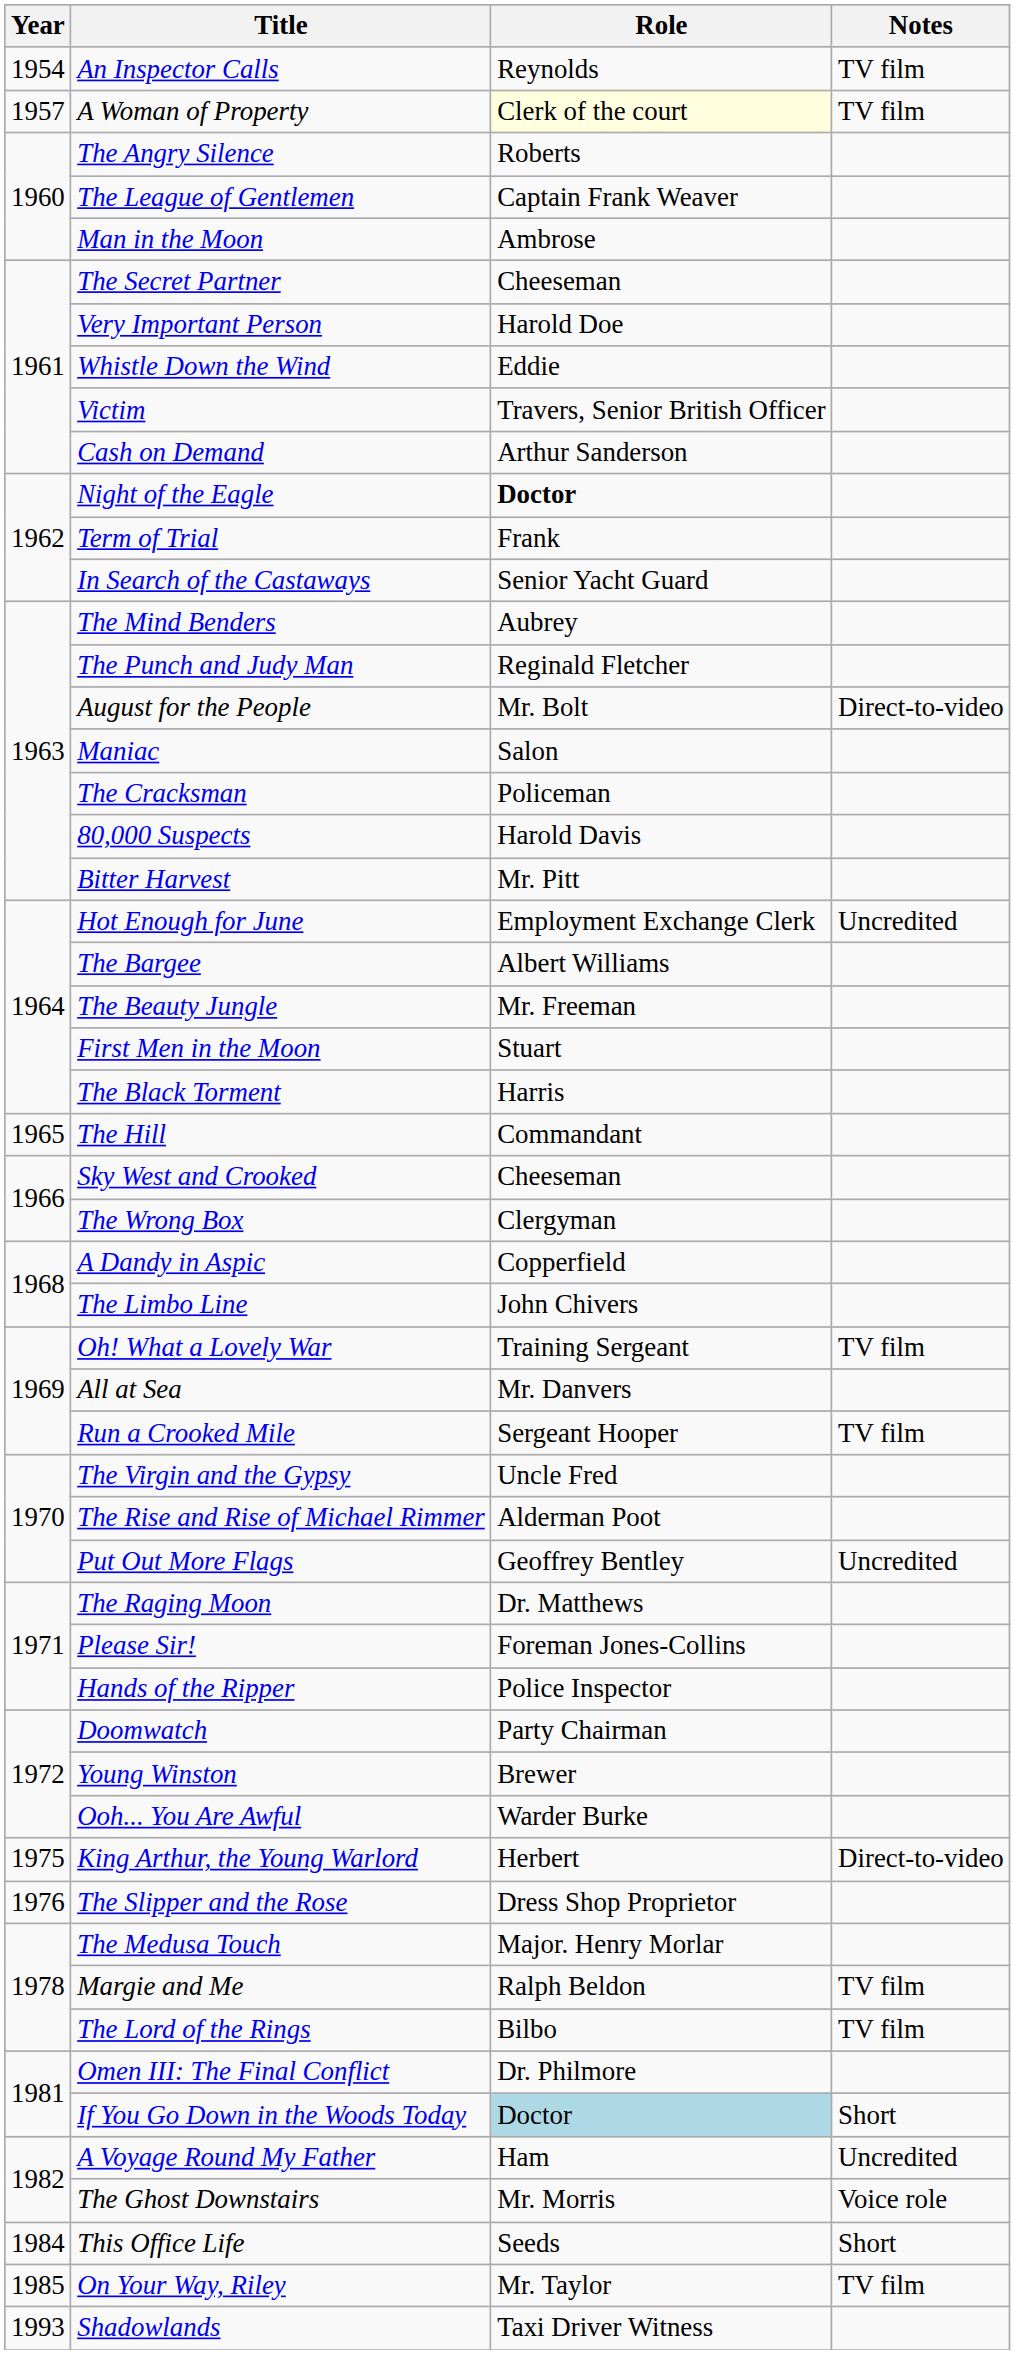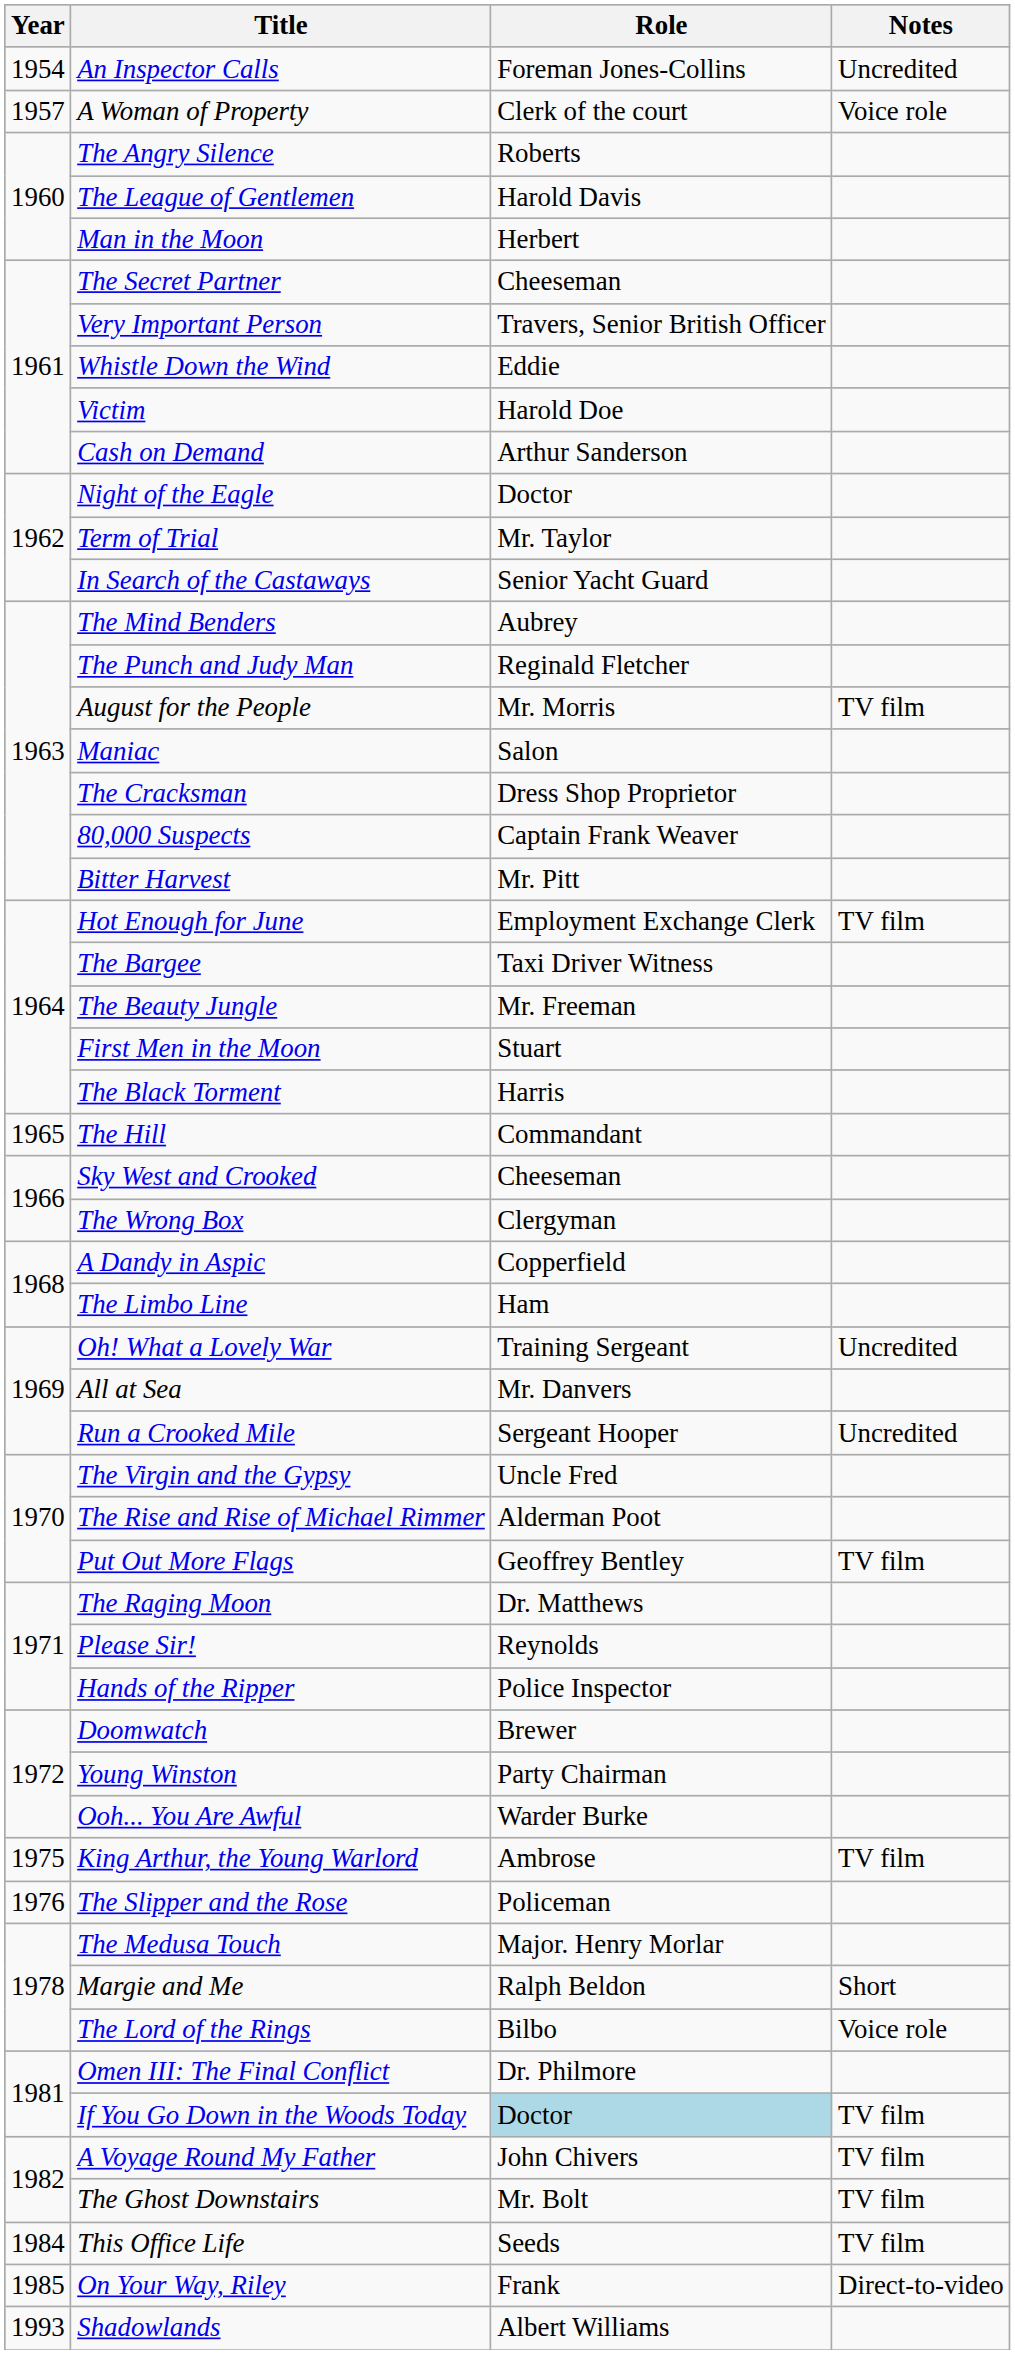(548, 68) Reynolds -> (622, 68) Foreman Jones-Collins
(881, 68) TV film -> (898, 68) Uncredited
(592, 111) lightyellow background -> (592, 111) no background
(881, 111) TV film -> (893, 111) Voice role
(618, 196) Captain Frank Weaver -> (569, 196) Harold Davis
(546, 238) Ambrose -> (538, 238) Herbert
(560, 324) Harold Doe -> (661, 324) Travers, Senior British Officer
(661, 409) Travers, Senior British Officer -> (560, 409) Harold Doe
(537, 494) bold -> (535, 494) normal
(529, 537) Frank -> (554, 537) Mr. Taylor
(543, 707) Mr. Bolt -> (556, 707) Mr. Morris
(921, 707) Direct-to-video -> (881, 707) TV film
(554, 793) Policeman -> (617, 793) Dress Shop Proprietor
(569, 835) Harold Davis -> (618, 835) Captain Frank Weaver
(898, 921) Uncredited -> (881, 921) TV film
(583, 963) Albert Williams -> (605, 963) Taxi Driver Witness
(568, 1304) John Chivers -> (523, 1304) Ham
(881, 1347) TV film -> (898, 1347) Uncredited
(881, 1432) TV film -> (898, 1432) Uncredited
(898, 1560) Uncredited -> (881, 1560) TV film
(622, 1645) Foreman Jones-Collins -> (548, 1645) Reynolds
(582, 1731) Party Chairman -> (537, 1731) Brewer
(537, 1773) Brewer -> (582, 1773) Party Chairman
(538, 1858) Herbert -> (546, 1858) Ambrose
(921, 1858) Direct-to-video -> (881, 1858) TV film
(617, 1901) Dress Shop Proprietor -> (554, 1901) Policeman
(881, 1986) TV film -> (867, 1986) Short
(881, 2029) TV film -> (893, 2029) Voice role
(867, 2114) Short -> (881, 2114) TV film
(523, 2157) Ham -> (568, 2157) John Chivers
(898, 2157) Uncredited -> (881, 2157) TV film
(556, 2199) Mr. Morris -> (543, 2199) Mr. Bolt
(893, 2199) Voice role -> (881, 2199) TV film
(867, 2242) Short -> (881, 2242) TV film
(554, 2285) Mr. Taylor -> (529, 2285) Frank
(881, 2285) TV film -> (921, 2285) Direct-to-video
(605, 2327) Taxi Driver Witness -> (583, 2327) Albert Williams
